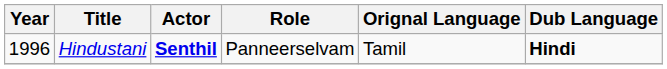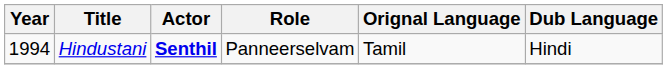(30, 48) 1996 -> (30, 48) 1994
(552, 48) bold -> (550, 48) normal
